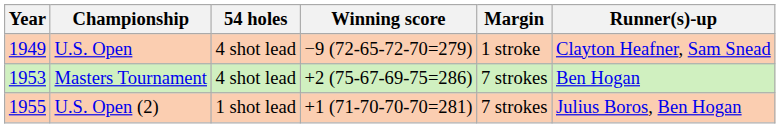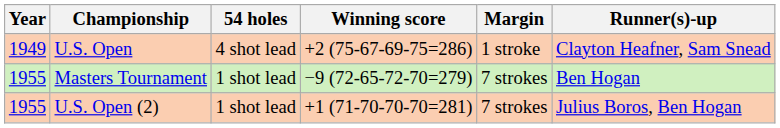(388, 48) −9 (72-65-72-70=279) -> (388, 48) +2 (75-67-69-75=286)
(27, 78) 1953 -> (27, 78) 1955
(256, 78) 4 shot lead -> (256, 78) 1 shot lead
(388, 78) +2 (75-67-69-75=286) -> (388, 78) −9 (72-65-72-70=279)
